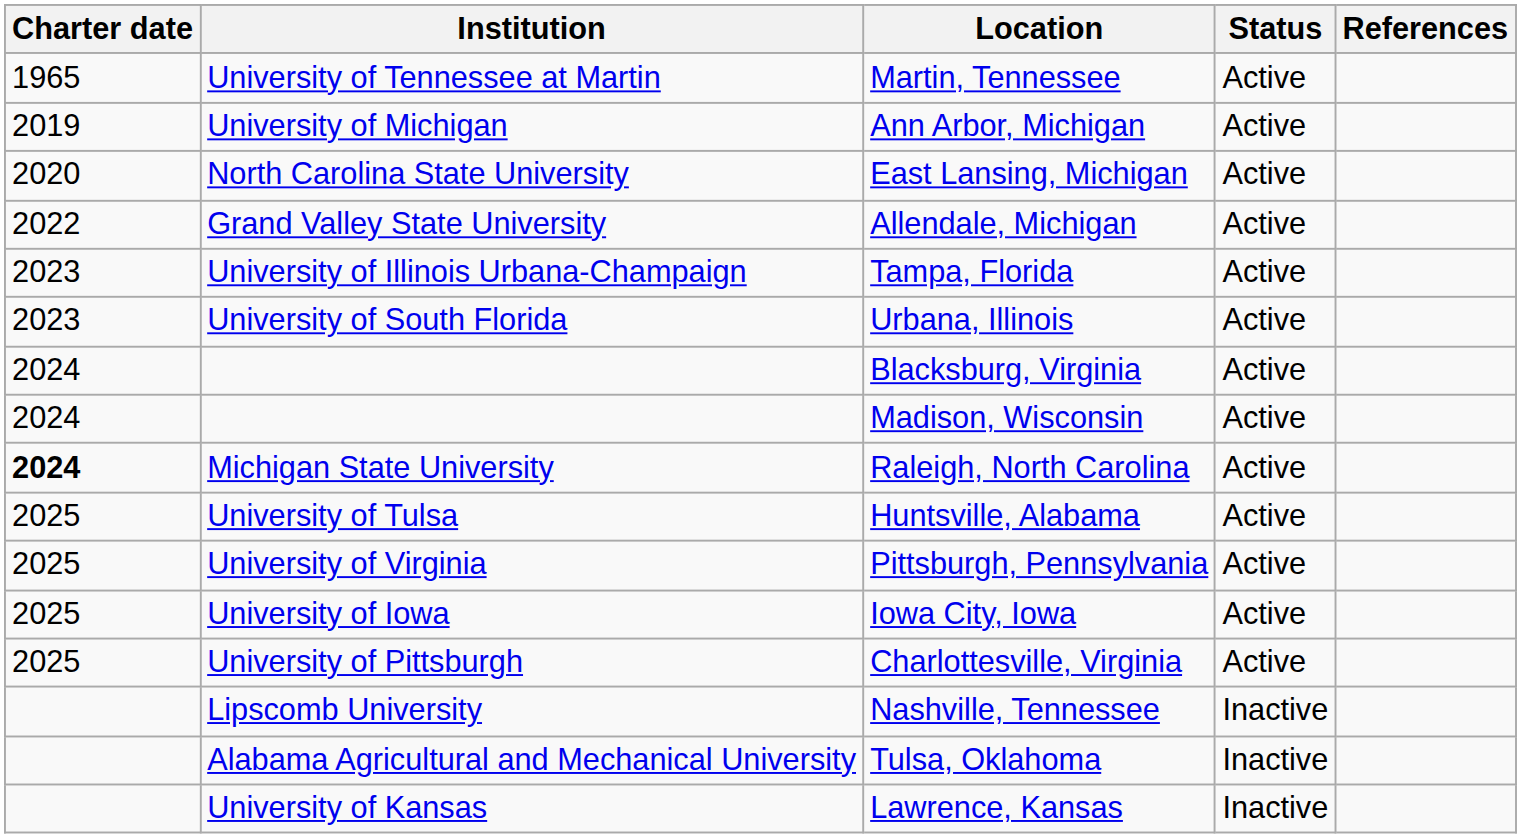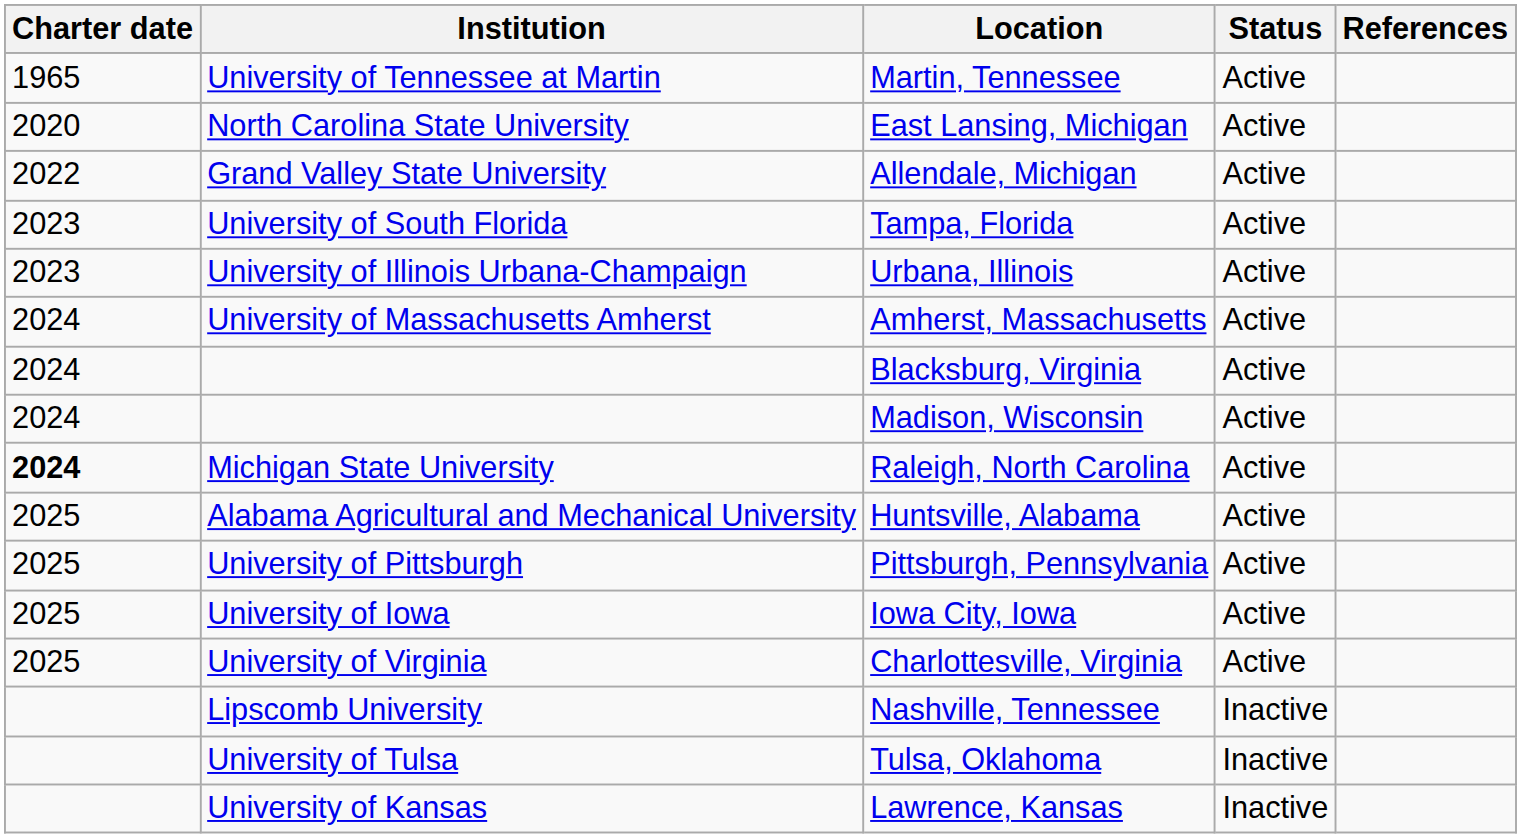- row: (1008, 126)
(477, 272) University of Illinois Urbana-Champaign -> (387, 223) University of South Florida
(387, 321) University of South Florida -> (477, 272) University of Illinois Urbana-Champaign
+ row: (1038, 321)
(333, 516) University of Tulsa -> (532, 516) Alabama Agricultural and Mechanical University
(347, 564) University of Virginia -> (365, 564) University of Pittsburgh
(365, 662) University of Pittsburgh -> (347, 662) University of Virginia
(532, 759) Alabama Agricultural and Mechanical University -> (333, 759) University of Tulsa
